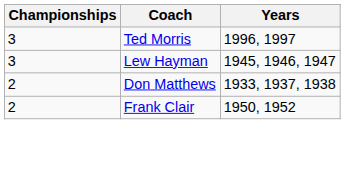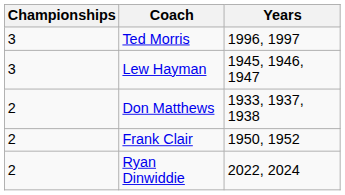+ row: (154, 170)
